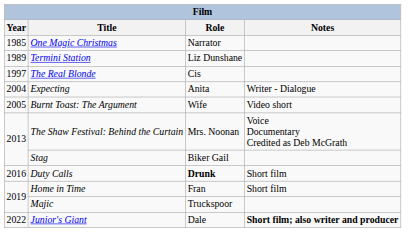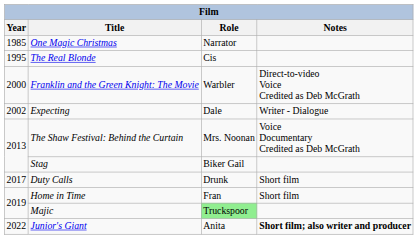- row: (61, 58)
(16, 74) 1997 -> (16, 58) 1995
+ row: (115, 85)
(16, 89) 2004 -> (16, 111) 2002
(199, 89) Anita -> (213, 111) Dale
- row: (84, 105)
(16, 173) 2016 -> (16, 179) 2017
(202, 173) bold -> (216, 179) normal
(210, 204) no background -> (226, 210) lightgreen background
(197, 219) Dale -> (214, 226) Anita
